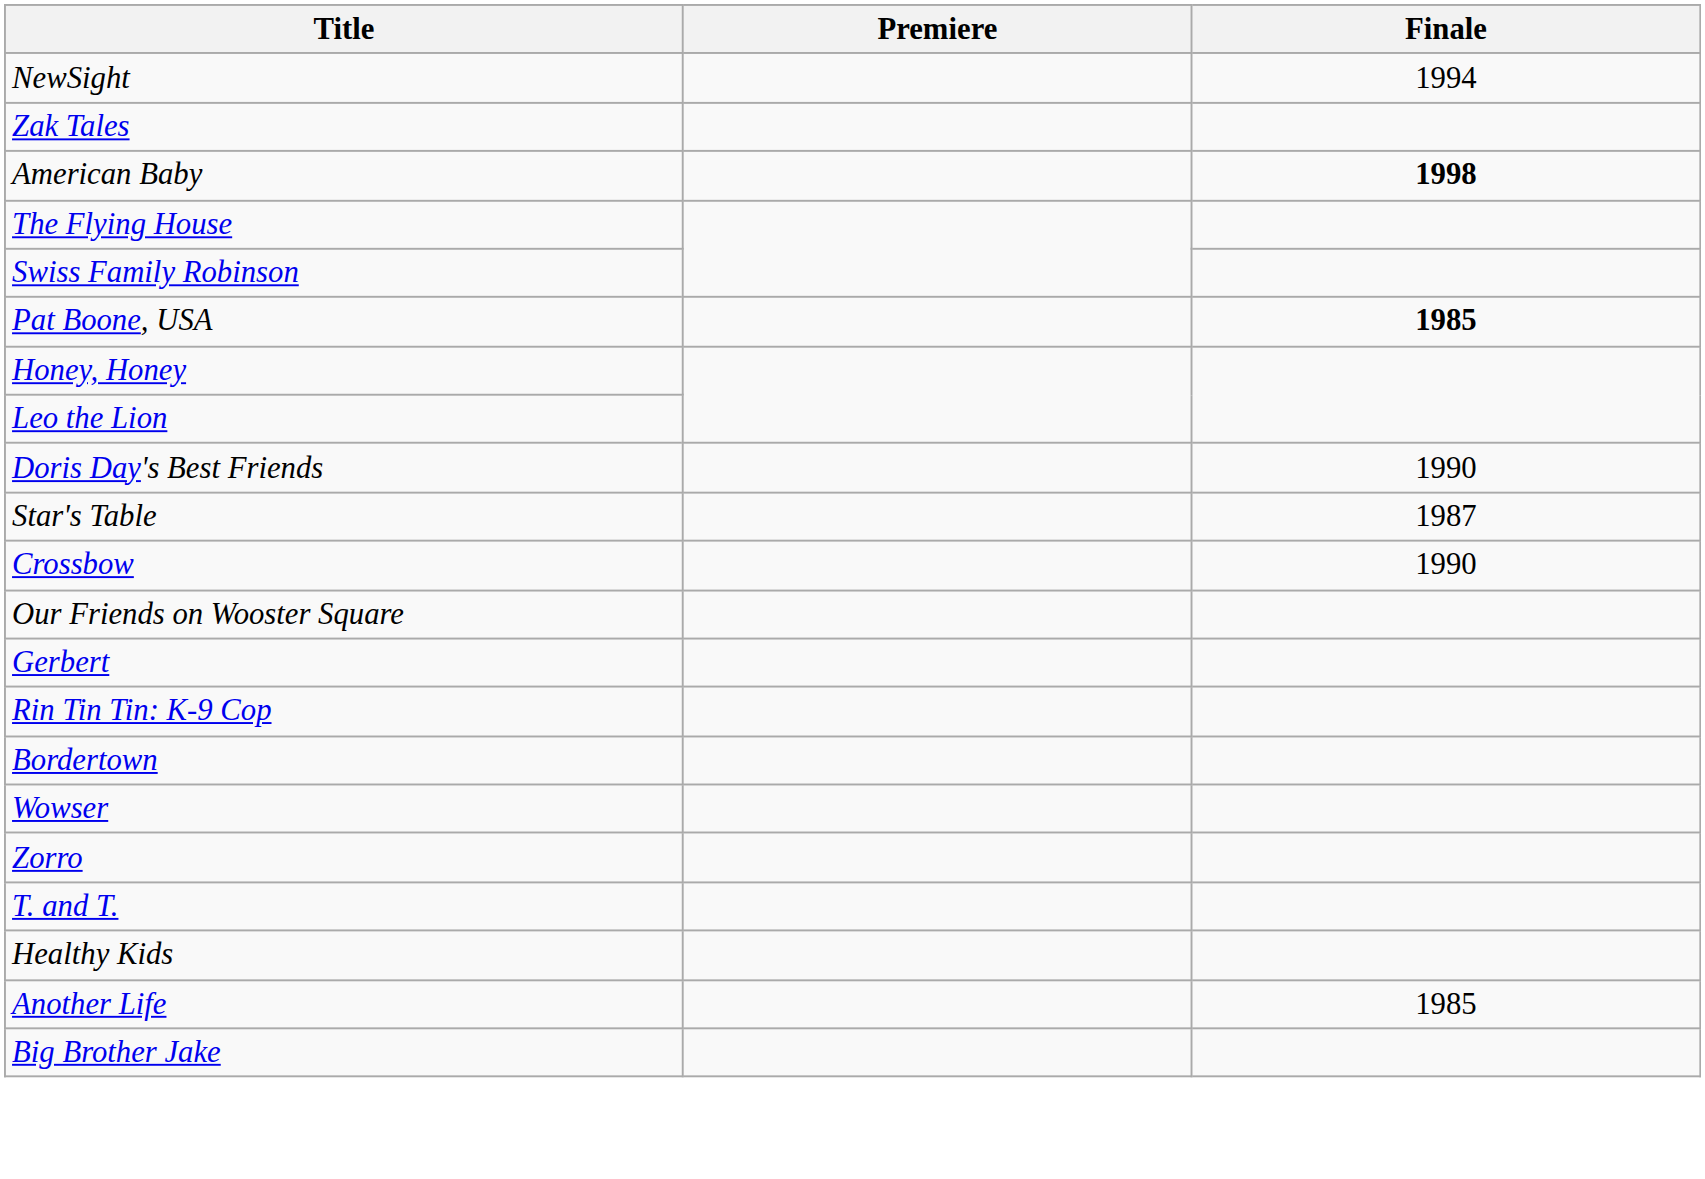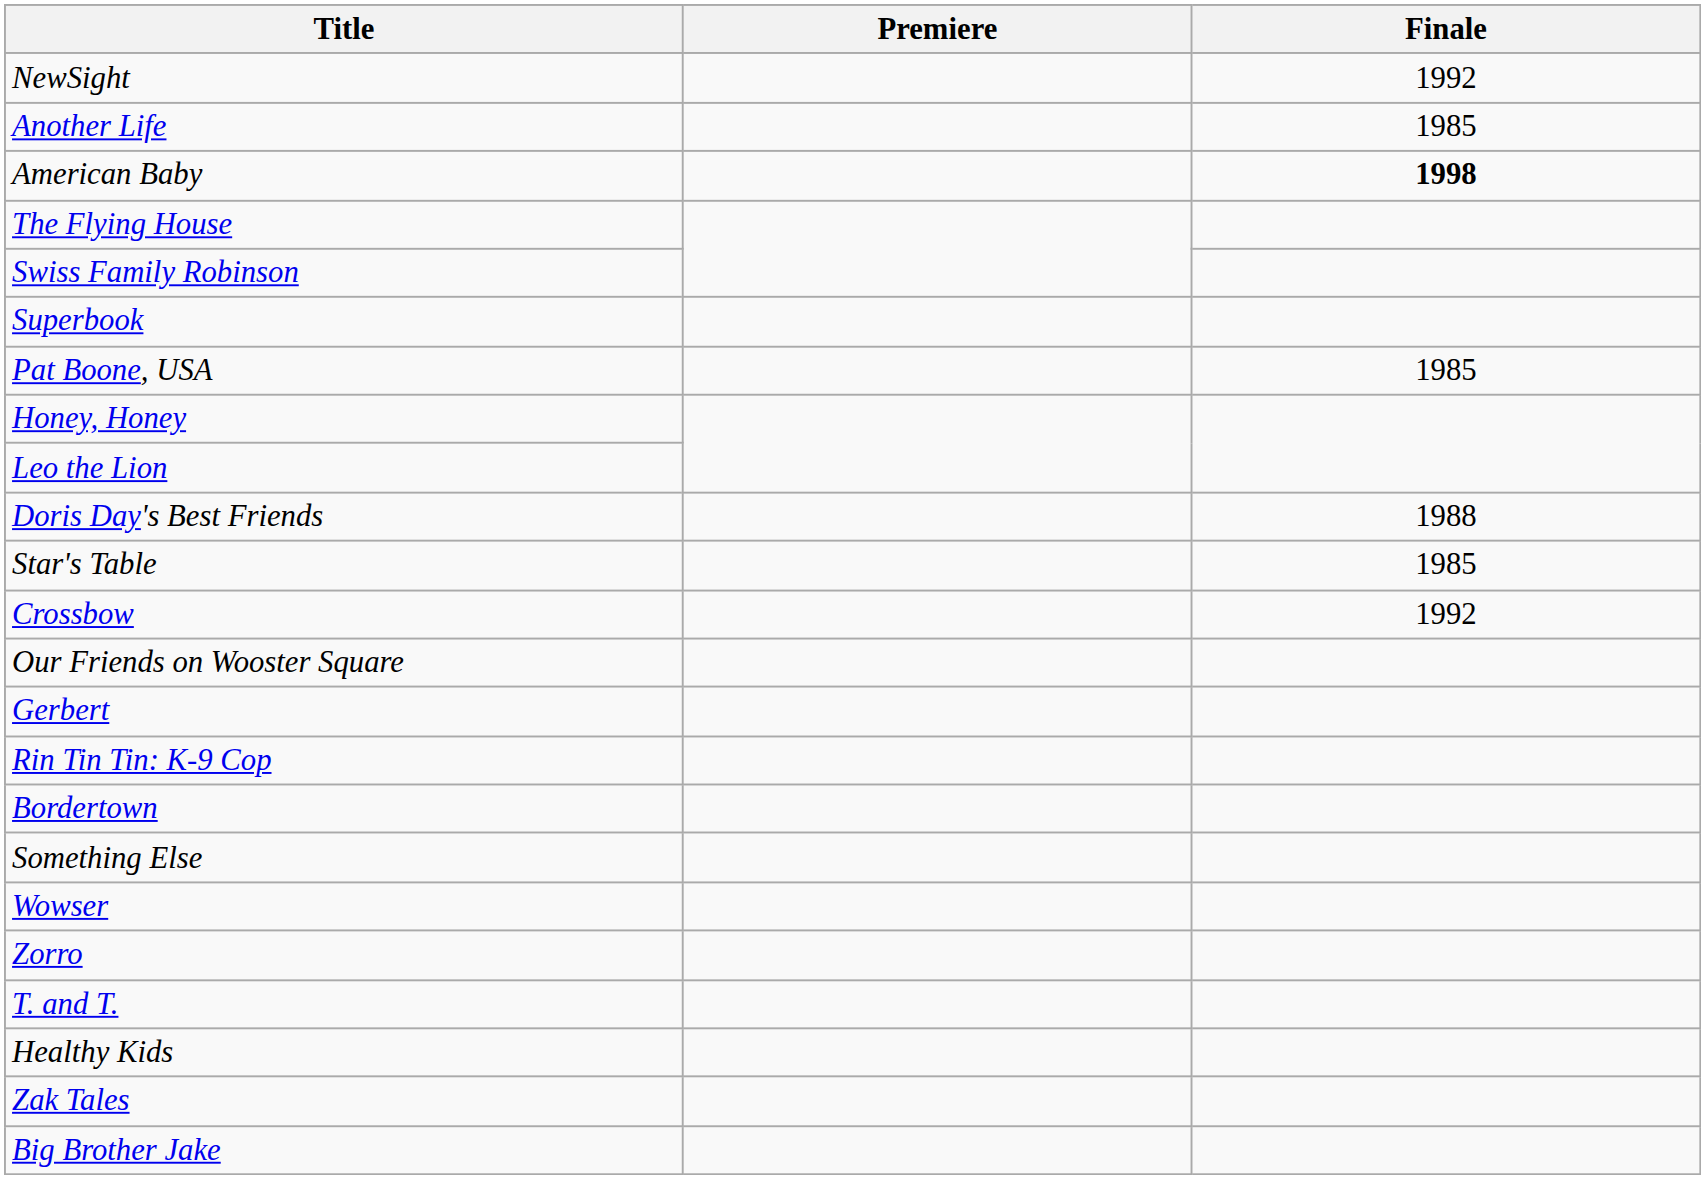(1446, 77) 1994 -> (1446, 77) 1992
rows swapped: (89, 1003) <-> (71, 126)
+ row: (78, 321)
(1446, 321) bold -> (1446, 369) normal
(1446, 467) 1990 -> (1446, 516) 1988
(1446, 516) 1987 -> (1446, 564) 1985
(1446, 564) 1990 -> (1446, 613) 1992
+ row: (107, 857)
